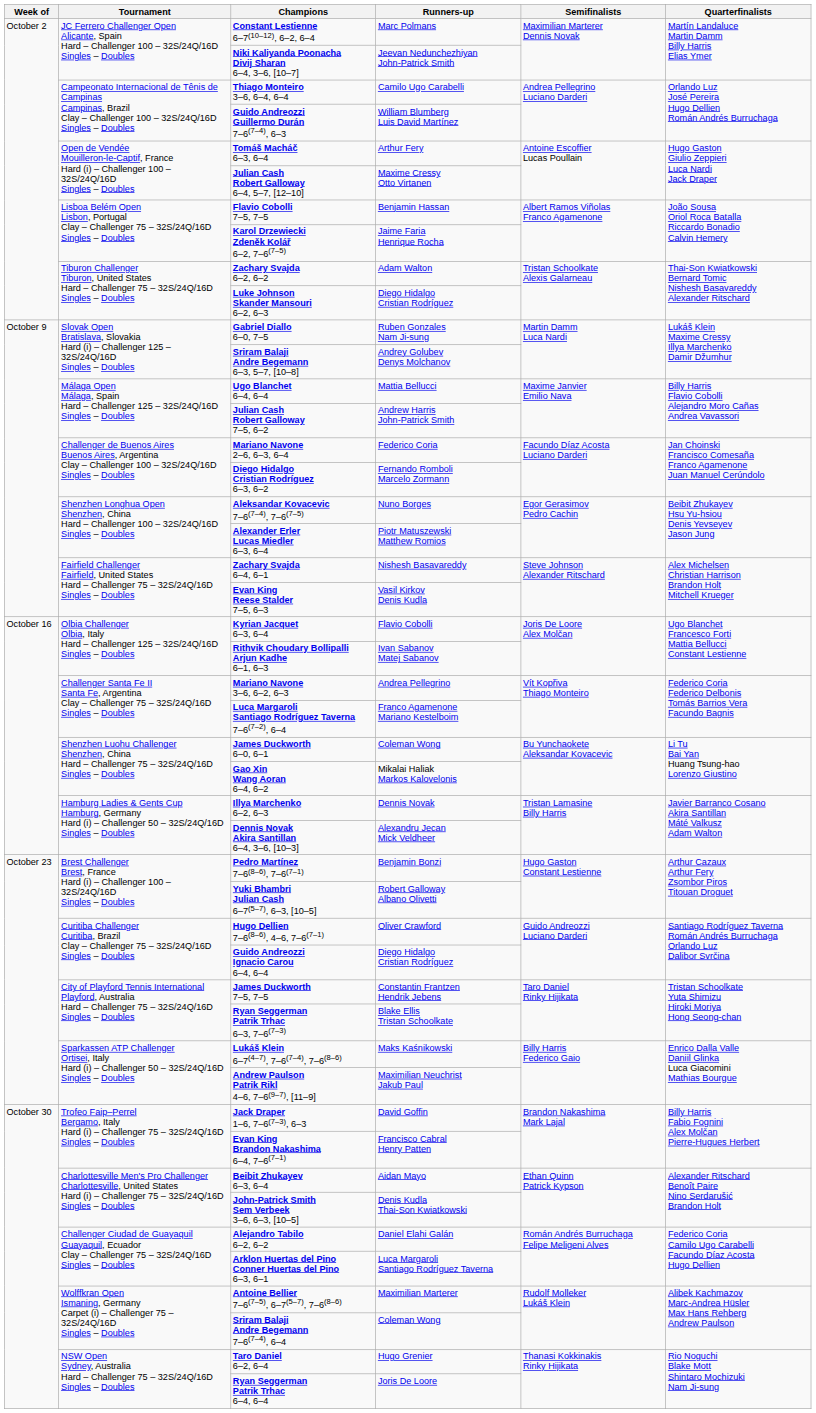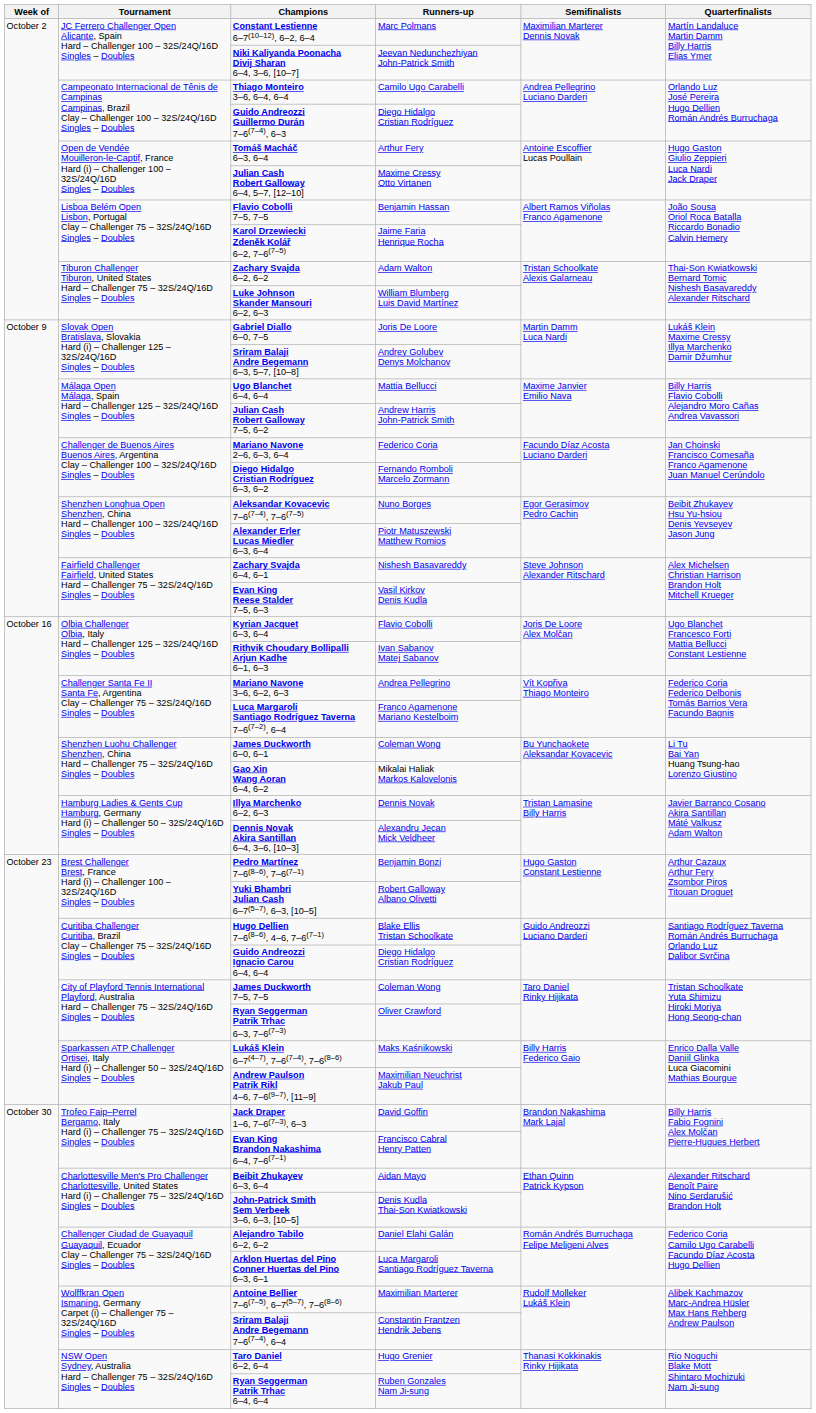(418, 116) William Blumberg Luis David Martínez -> (416, 116) Diego Hidalgo Cristian Rodríguez
(416, 298) Diego Hidalgo Cristian Rodríguez -> (418, 298) William Blumberg Luis David Martínez
(412, 332) Ruben Gonzales Nam Ji-sung -> (407, 327) Joris De Loore
(410, 925) Oliver Crawford -> (415, 930) Blake Ellis Tristan Schoolkate
(419, 991) Constantin Frantzen Hendrik Jebens -> (409, 986) Coleman Wong
(415, 1016) Blake Ellis Tristan Schoolkate -> (410, 1011) Oliver Crawford
(409, 1319) Coleman Wong -> (419, 1324) Constantin Frantzen Hendrik Jebens
(407, 1381) Joris De Loore -> (412, 1386) Ruben Gonzales Nam Ji-sung
